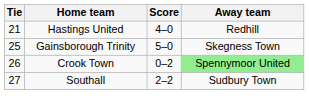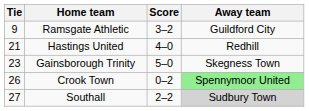+ row: (86, 30)
(14, 47) 25 -> (14, 64) 23
(243, 81) no background -> (243, 98) lightgrey background
